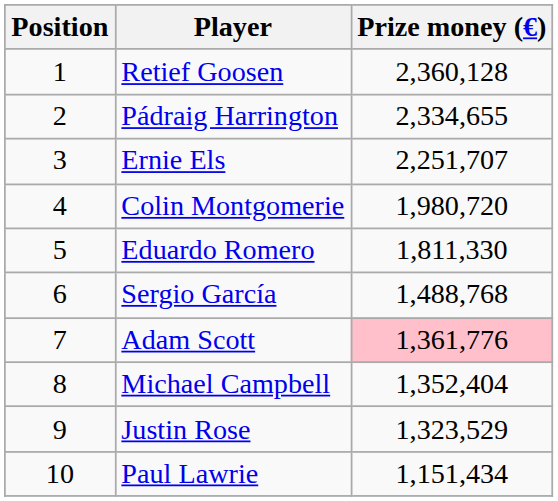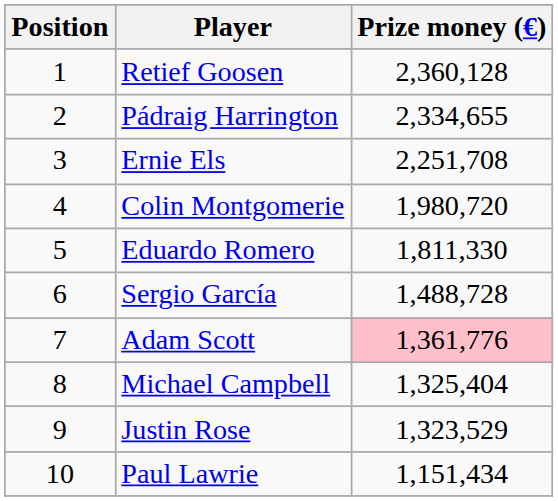(452, 160) 2,251,707 -> (452, 160) 2,251,708
(452, 294) 1,488,768 -> (452, 294) 1,488,728
(452, 384) 1,352,404 -> (452, 384) 1,325,404
